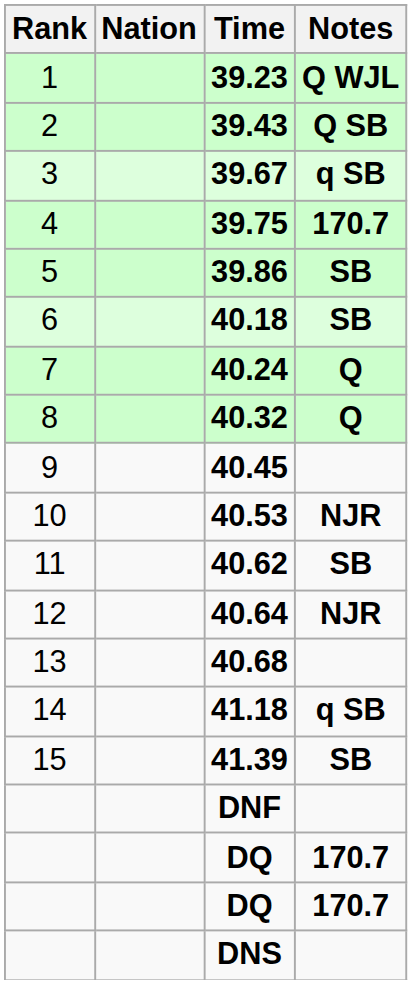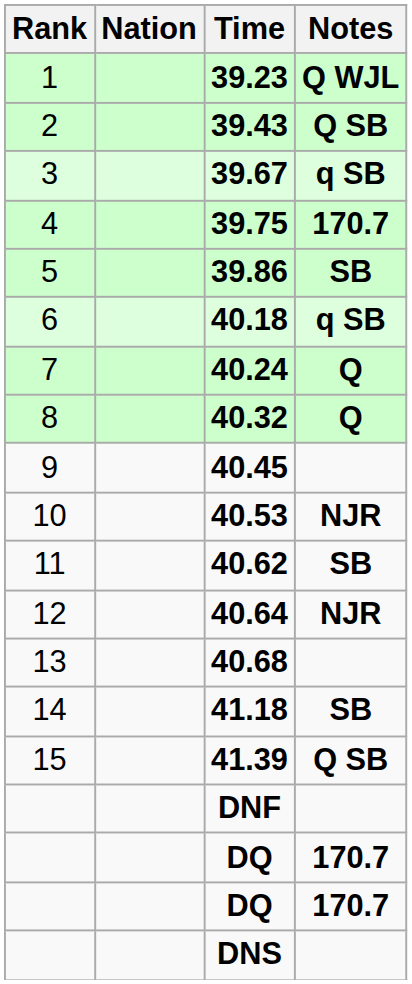(351, 321) SB -> (351, 321) q SB
(351, 710) q SB -> (351, 710) SB
(351, 759) SB -> (351, 759) Q SB
